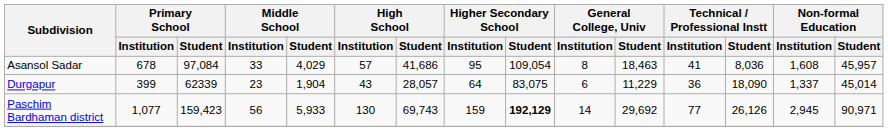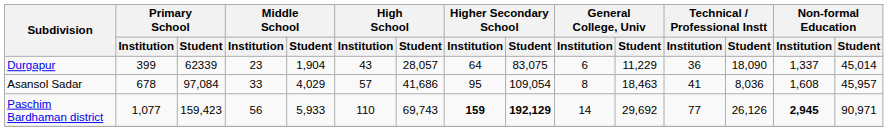rows swapped: (45, 65) <-> (31, 84)
(366, 110) 130 -> (366, 110) 110
(475, 110) normal -> (475, 110) bold
(804, 110) normal -> (804, 110) bold
